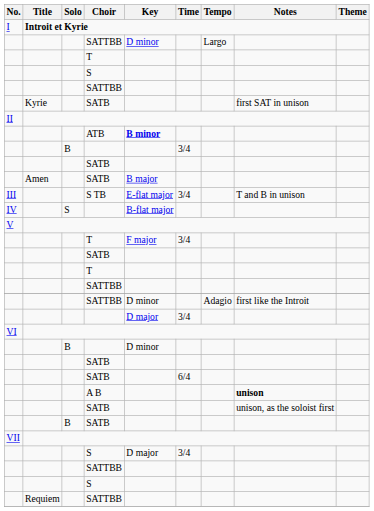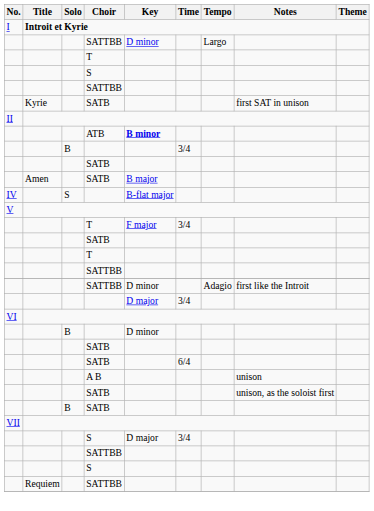- row: (11, 194)
(250, 392) bold -> (249, 377) normal
